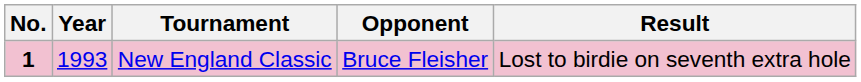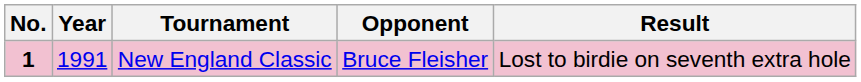(82, 59) 1993 -> (82, 59) 1991
